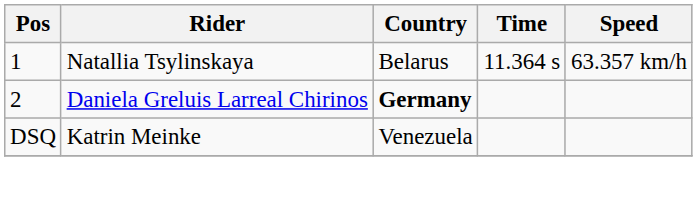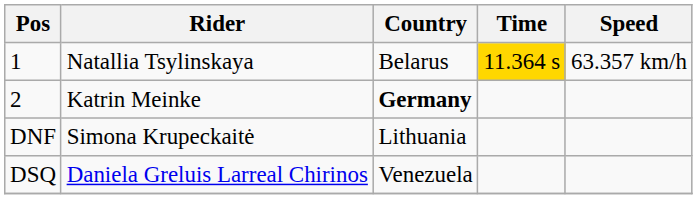(522, 61) no background -> (522, 61) gold background
(217, 99) Daniela Greluis Larreal Chirinos -> (134, 99) Katrin Meinke
+ row: (33, 137)
(134, 137) Katrin Meinke -> (217, 174) Daniela Greluis Larreal Chirinos
